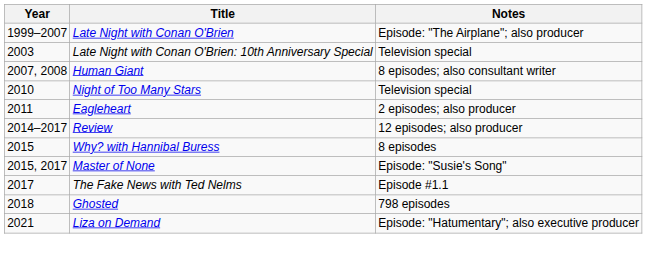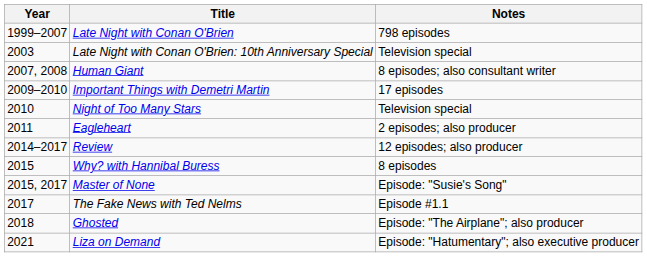(481, 33) Episode: "The Airplane"; also producer -> (414, 33) 798 episodes
+ row: (171, 90)
(414, 204) 798 episodes -> (481, 223) Episode: "The Airplane"; also producer
